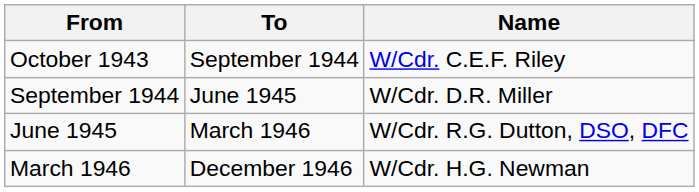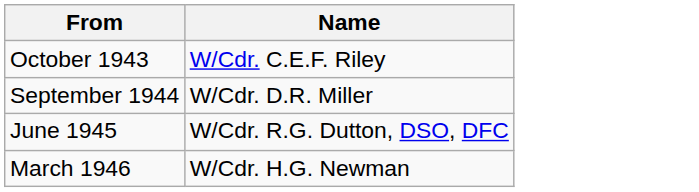- column: (274, 22)
